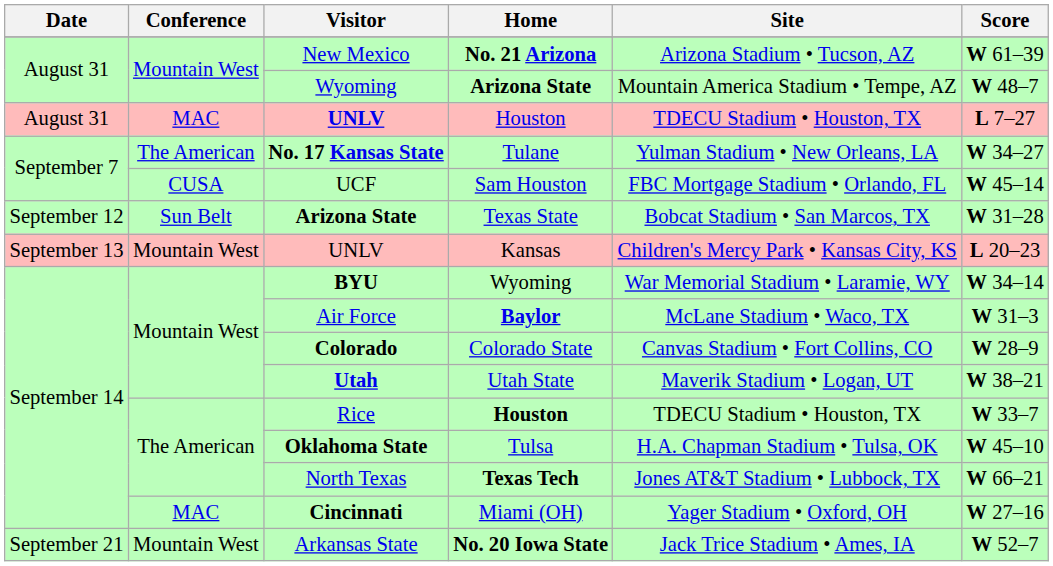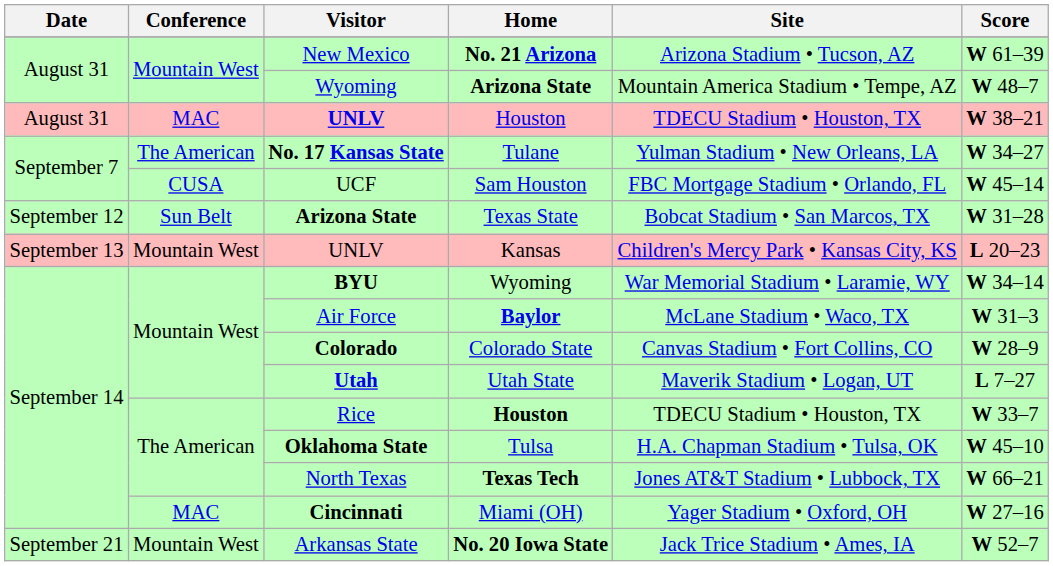(1005, 119) L 7–27 -> (1005, 119) W 38–21
(1005, 380) W 38–21 -> (1005, 380) L 7–27
